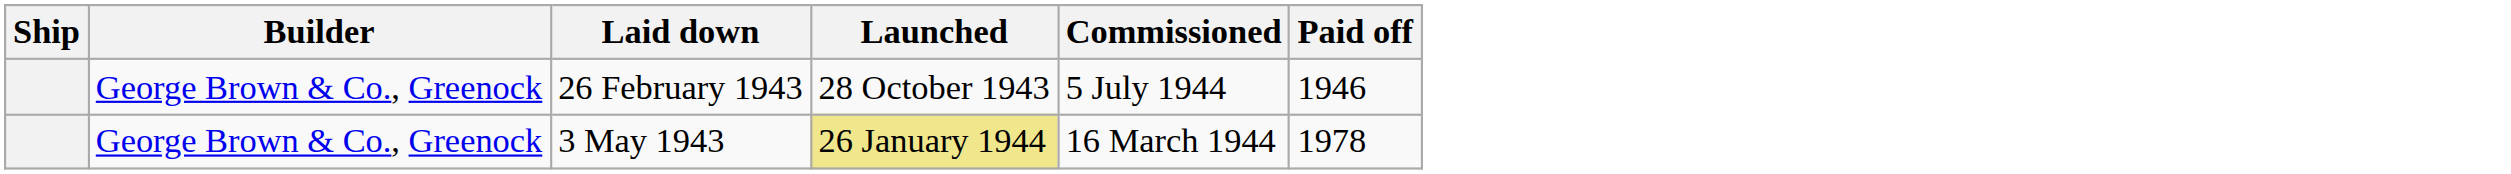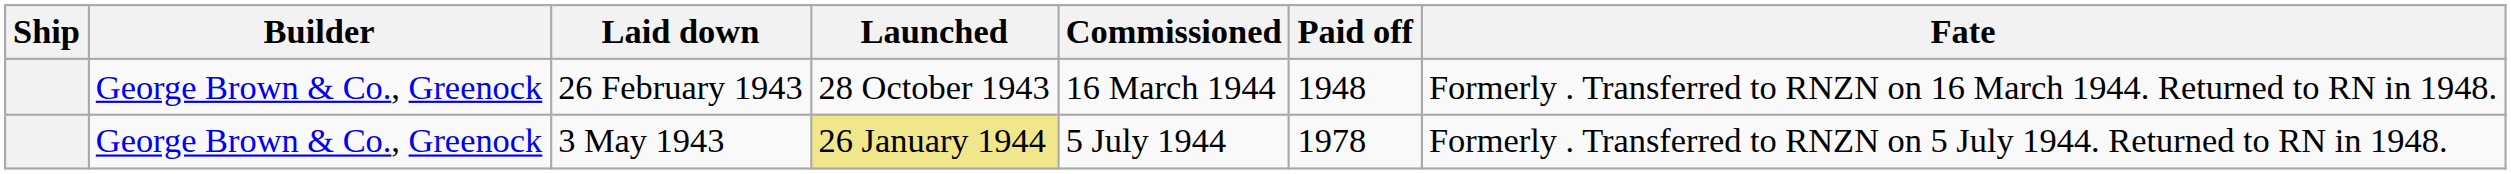+ column: (1963, 31)
(1146, 86) 5 July 1944 -> (1171, 86) 16 March 1944
(1332, 86) 1946 -> (1332, 86) 1948
(1171, 140) 16 March 1944 -> (1146, 140) 5 July 1944
